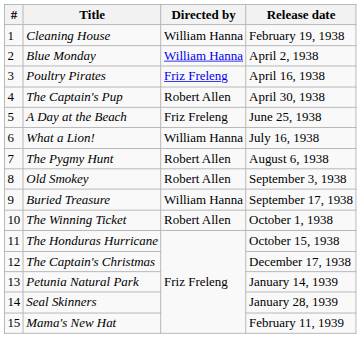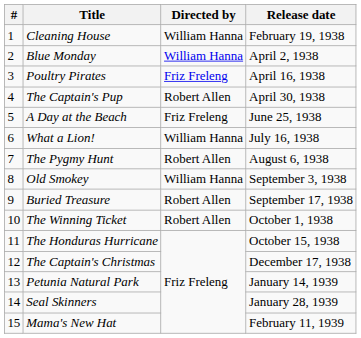(197, 179) Robert Allen -> (204, 179) William Hanna
(204, 199) William Hanna -> (197, 199) Robert Allen
